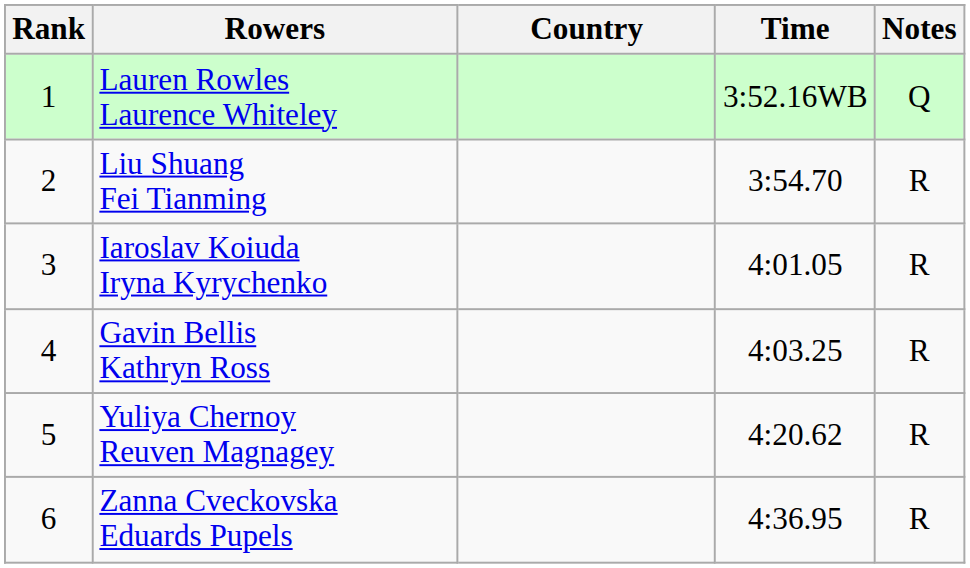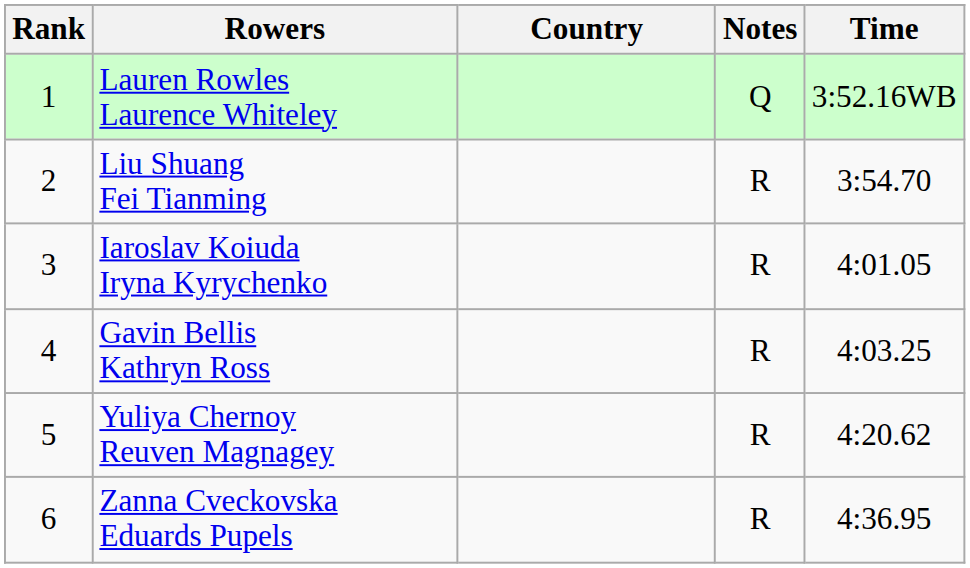columns swapped: (795, 29) <-> (919, 29)
